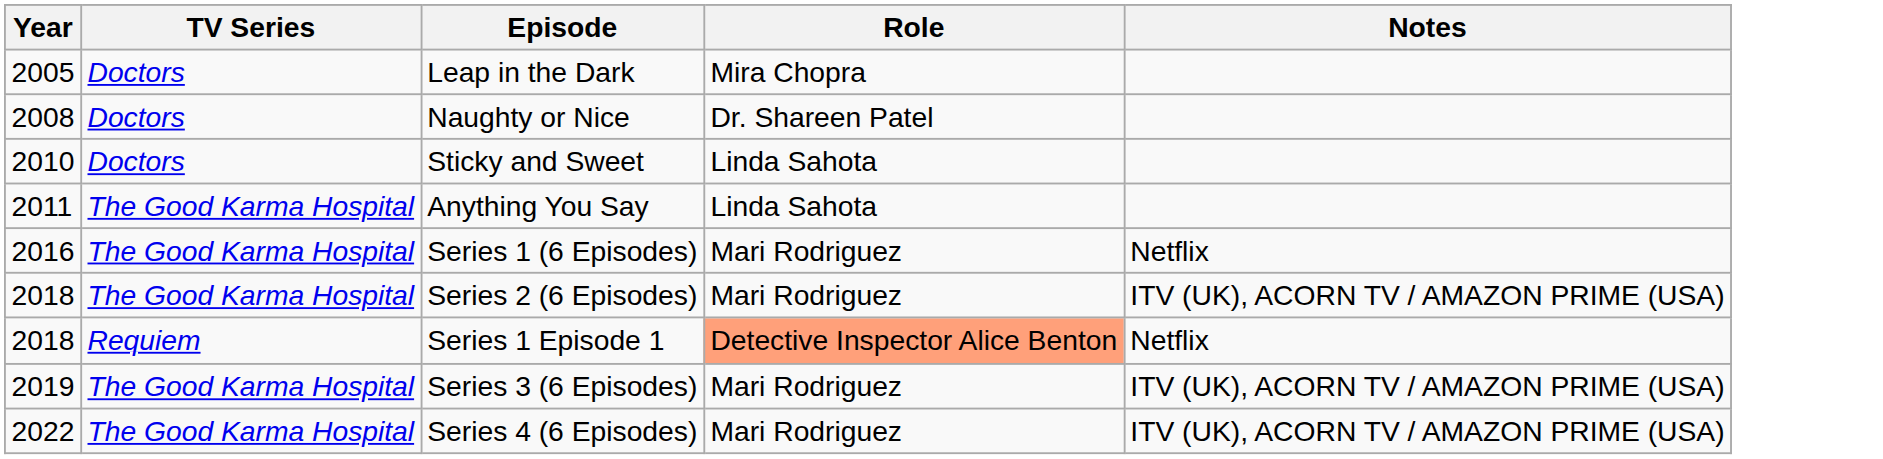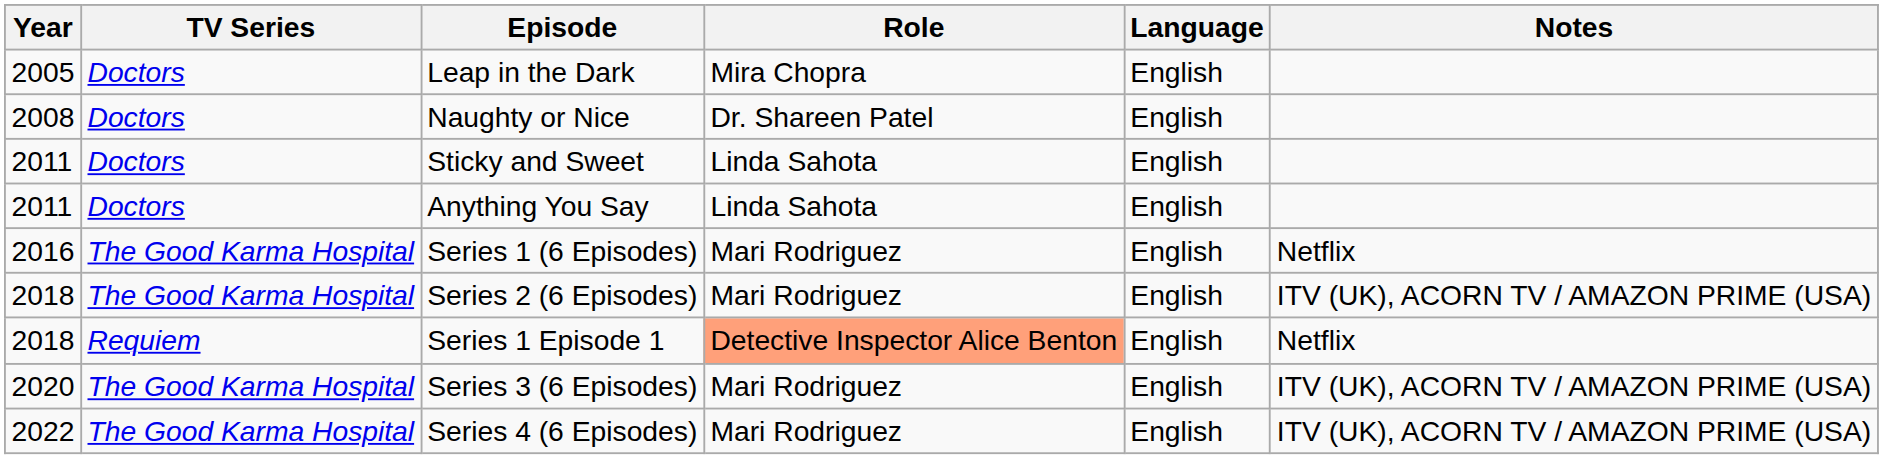+ column: (1197, 27)
(43, 162) 2010 -> (42, 162) 2011
(251, 207) The Good Karma Hospital -> (136, 207) Doctors
(43, 386) 2019 -> (43, 386) 2020
